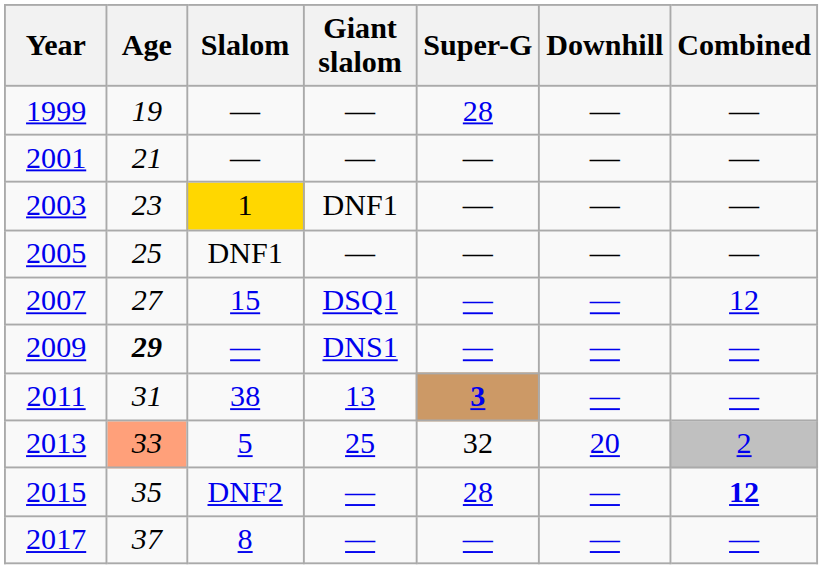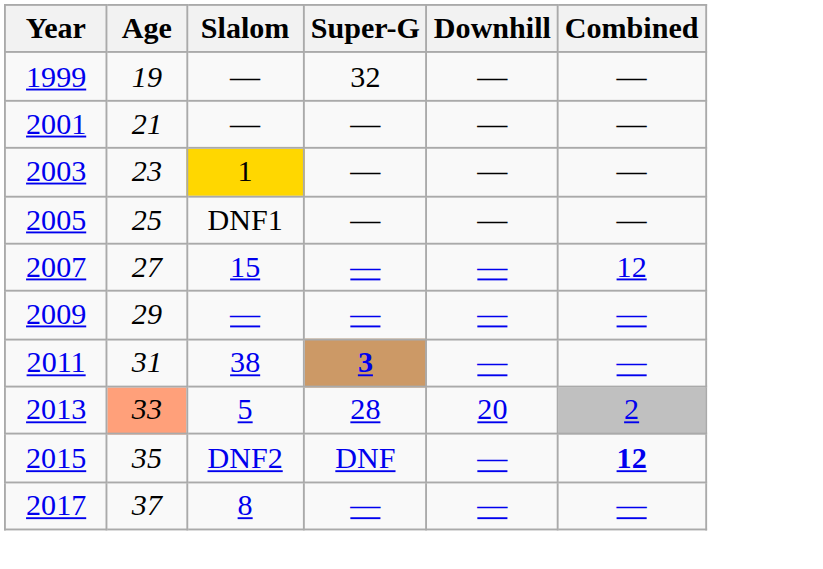- column: (360, 45)
(478, 109) 28 -> (365, 76) 32
(147, 348) bold -> (147, 314) normal
(478, 443) 32 -> (365, 409) 28
(478, 491) 28 -> (365, 457) DNF
